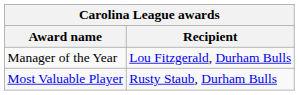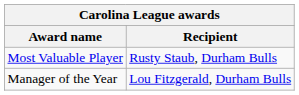rows swapped: (65, 79) <-> (62, 57)
